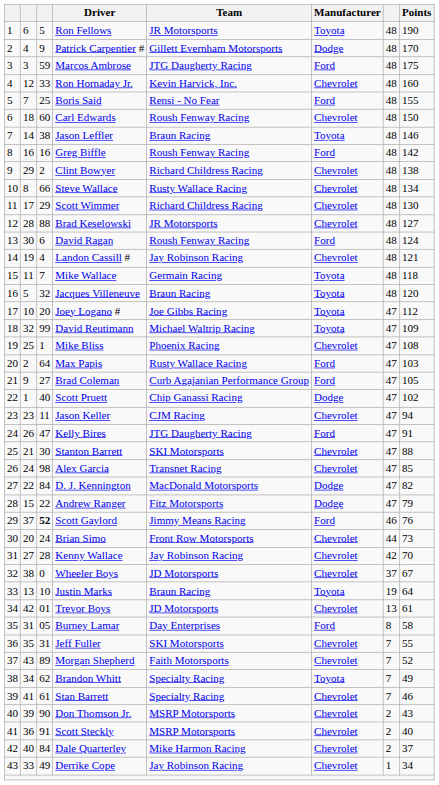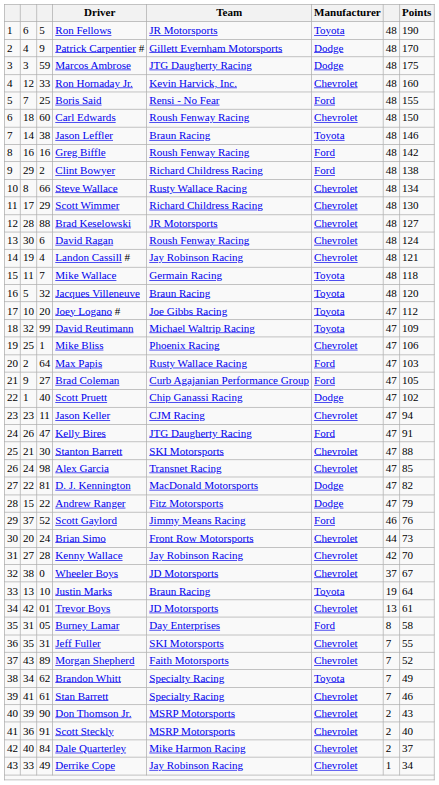(325, 65) Ford -> (329, 65) Dodge
(336, 170) Chevrolet -> (325, 170) Ford
(325, 240) Ford -> (336, 240) Chevrolet
(410, 345) 108 -> (410, 345) 106
(45, 485) 84 -> (45, 485) 81
(45, 521) bold -> (45, 521) normal
